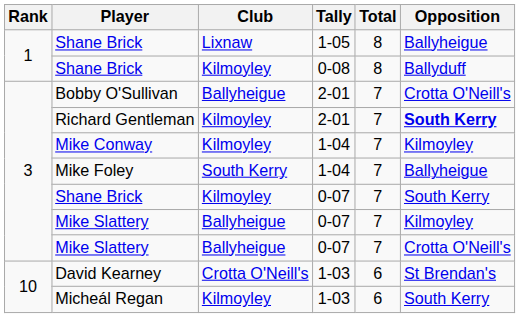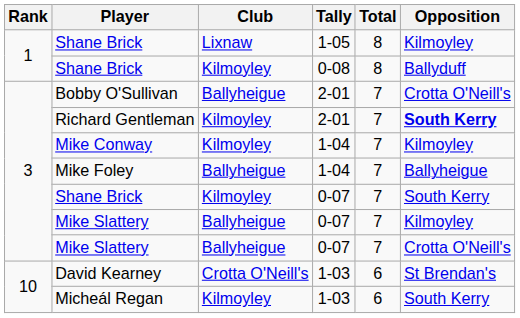(446, 42) Ballyheigue -> (439, 42) Kilmoyley
(245, 171) South Kerry -> (244, 171) Ballyheigue
